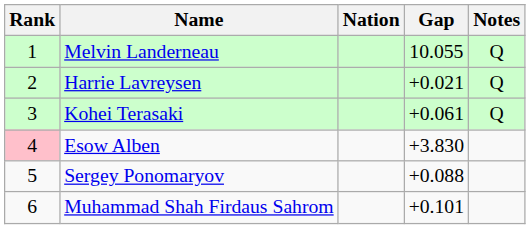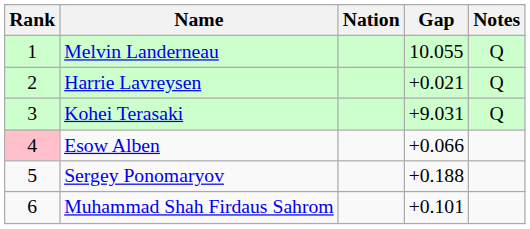(436, 113) +0.061 -> (436, 113) +9.031
(436, 144) +3.830 -> (436, 144) +0.066
(436, 176) +0.088 -> (436, 176) +0.188
